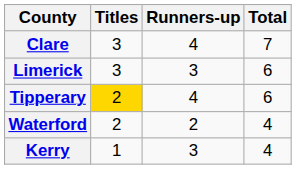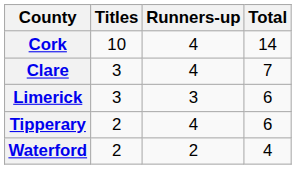+ row: (48, 44)
(117, 97) gold background -> (117, 124) no background
- row: (48, 151)
